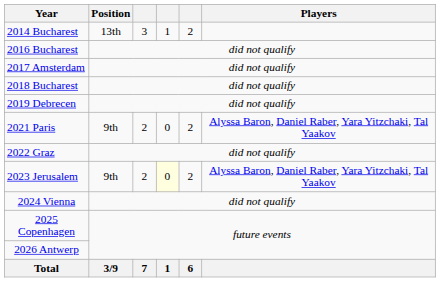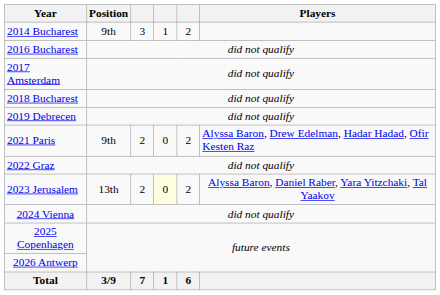(111, 31) 13th -> (109, 31) 9th
(319, 127) Alyssa Baron, Daniel Raber, Yara Yitzchaki, Tal Yaakov -> (315, 140) Alyssa Baron, Drew Edelman, Hadar Hadad, Ofir Kesten Raz
(111, 176) 9th -> (109, 189) 13th
